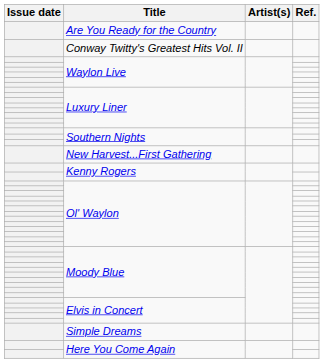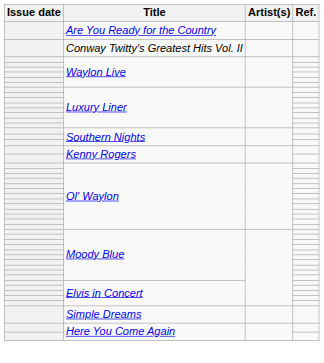- row: (34, 154)
